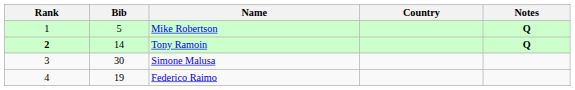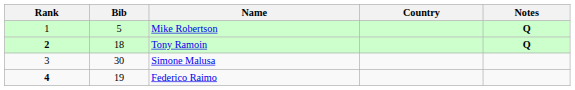(119, 45) 14 -> (119, 45) 18
(47, 77) normal -> (47, 77) bold
